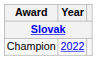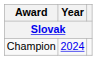(73, 47) 2022 -> (73, 47) 2024
